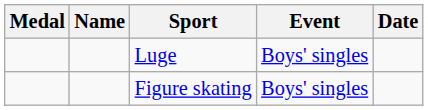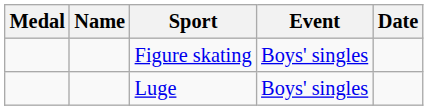rows swapped: (156, 55) <-> (193, 88)
